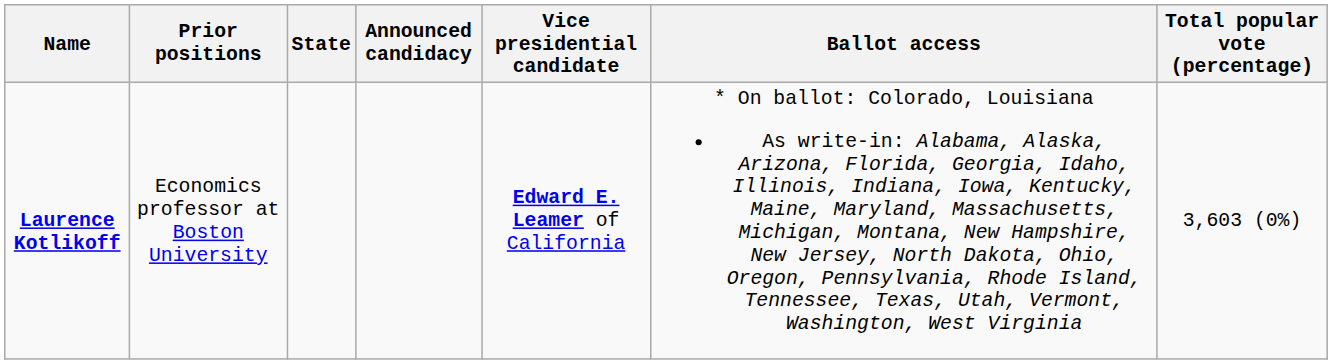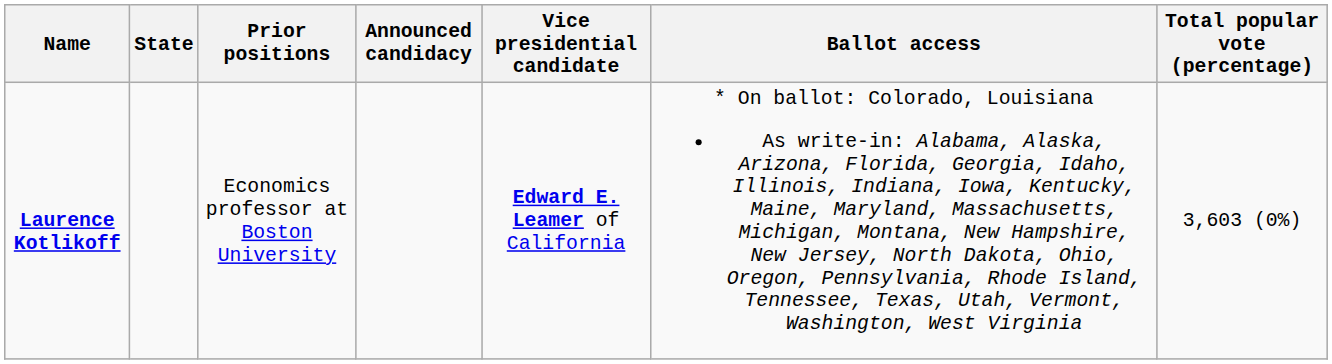columns swapped: (208, 44) <-> (321, 44)
